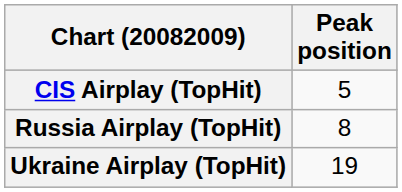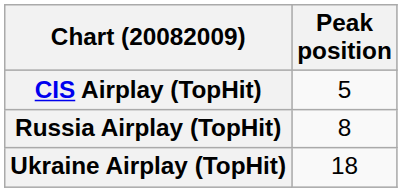(345, 166) 19 -> (345, 166) 18
